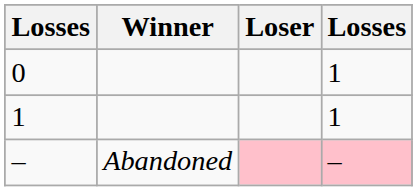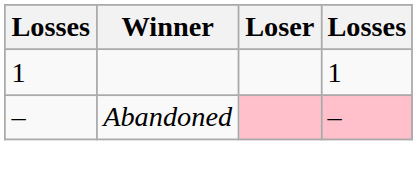- row: (18, 71)
